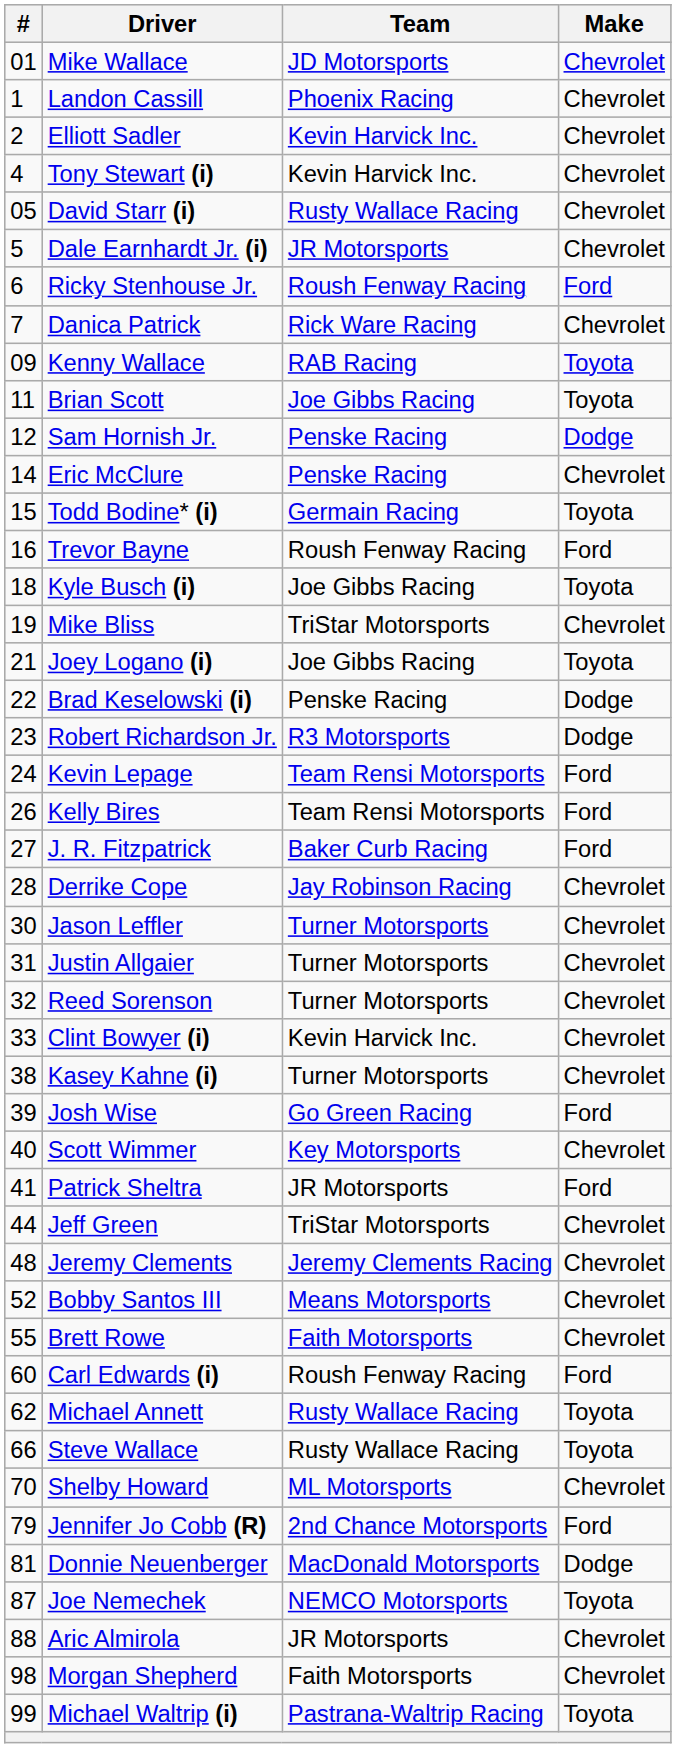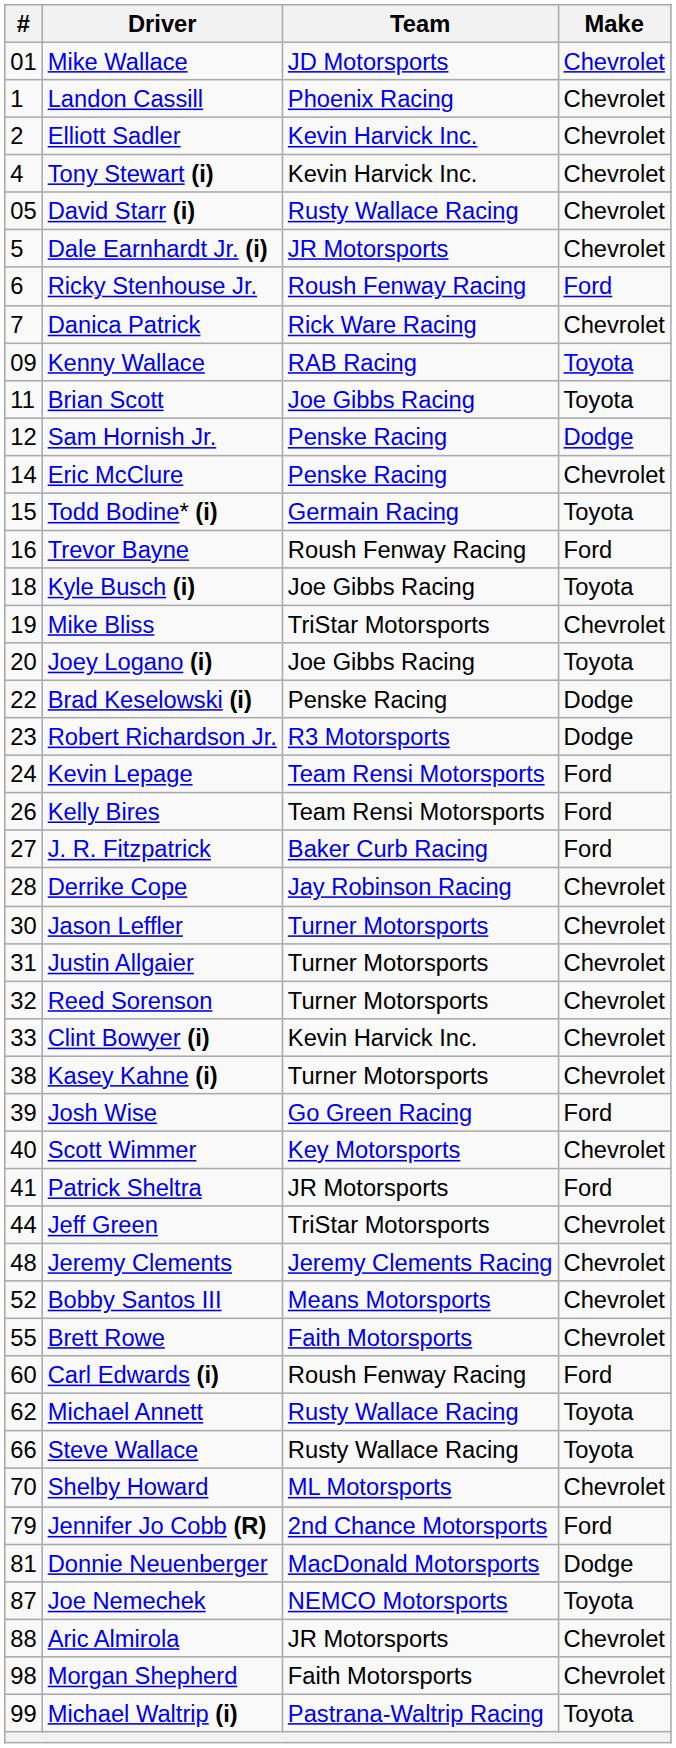(23, 662) 21 -> (23, 662) 20
